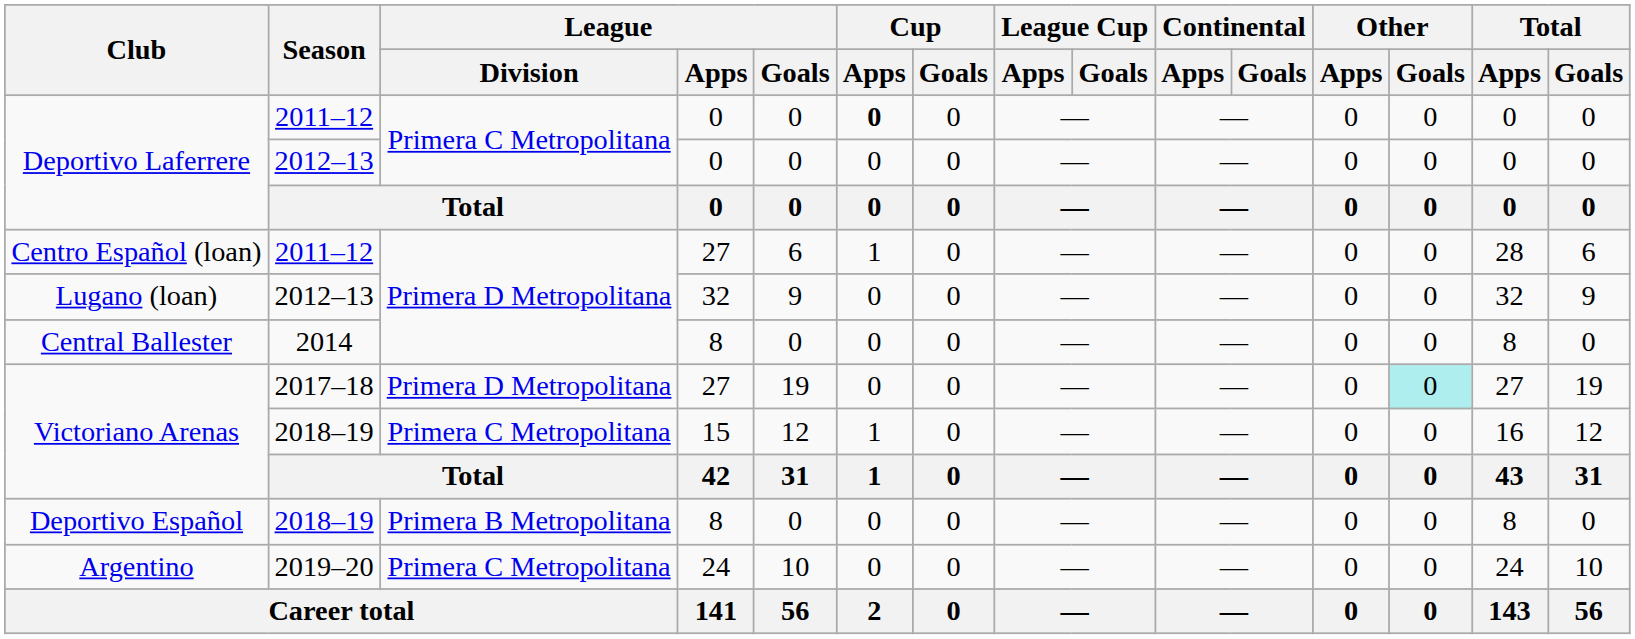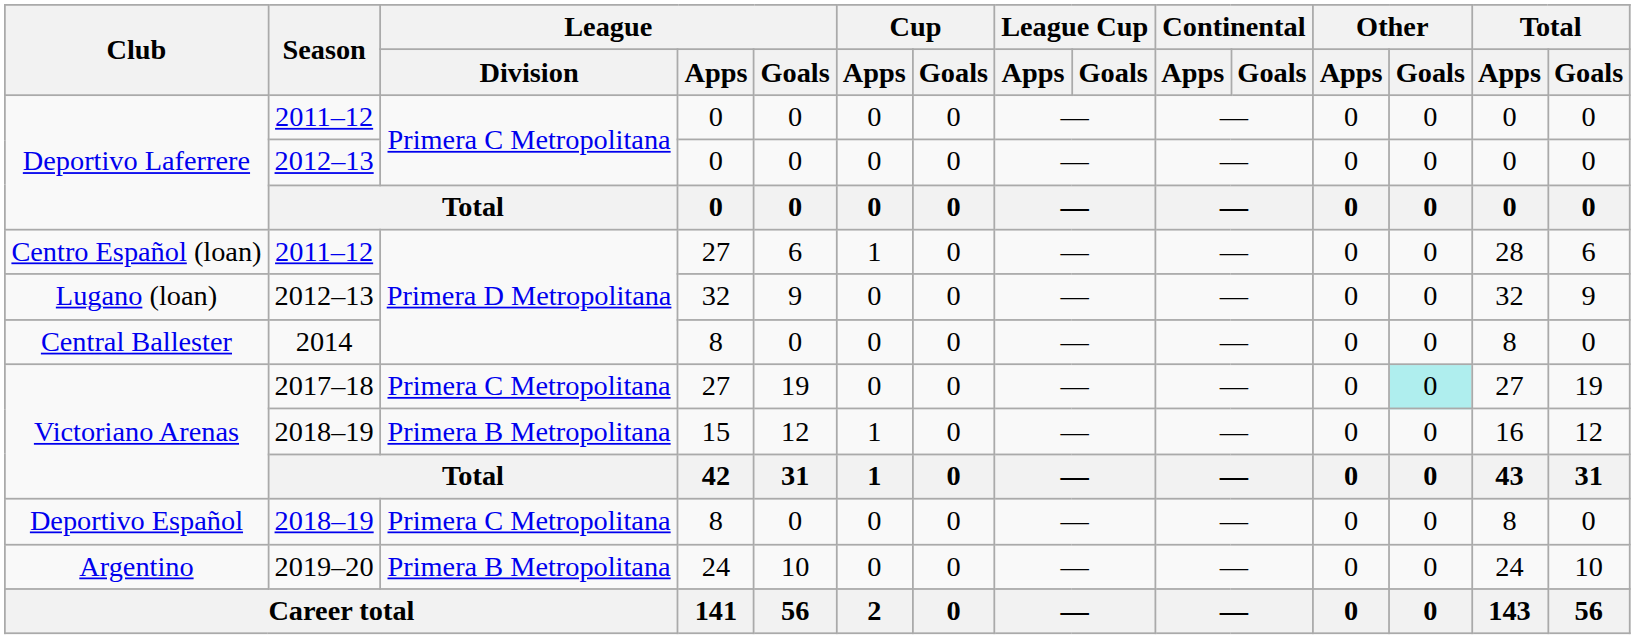(874, 116) bold -> (874, 116) normal
(529, 386) Primera D Metropolitana -> (529, 386) Primera C Metropolitana
(529, 431) Primera C Metropolitana -> (529, 431) Primera B Metropolitana
(529, 521) Primera B Metropolitana -> (529, 521) Primera C Metropolitana
(529, 565) Primera C Metropolitana -> (529, 565) Primera B Metropolitana
